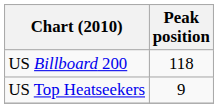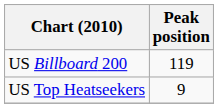(181, 63) 118 -> (181, 63) 119
